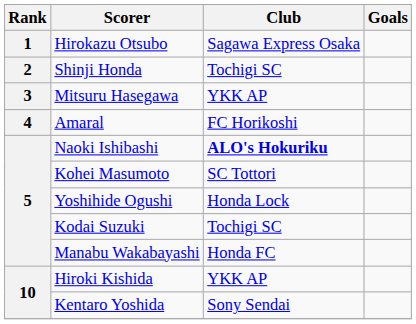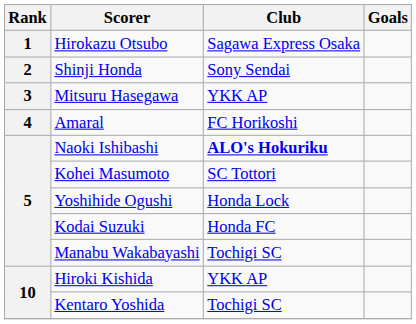(244, 69) Tochigi SC -> (249, 69) Sony Sendai
(244, 226) Tochigi SC -> (241, 226) Honda FC
(241, 252) Honda FC -> (244, 252) Tochigi SC
(249, 305) Sony Sendai -> (244, 305) Tochigi SC
